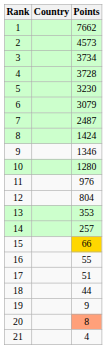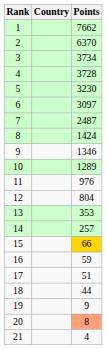(87, 43) 4573 -> (87, 43) 6370
(87, 105) 3079 -> (87, 105) 3097
(87, 167) 1280 -> (87, 167) 1289
(87, 259) 55 -> (87, 259) 59
